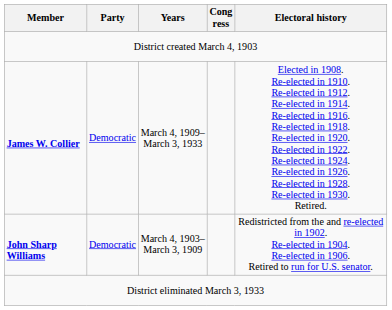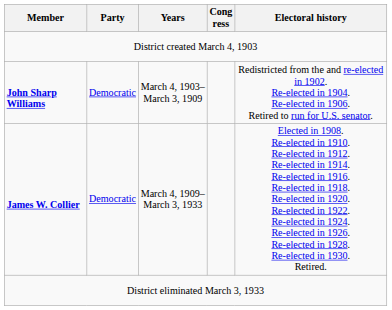rows swapped: (32, 250) <-> (43, 143)
